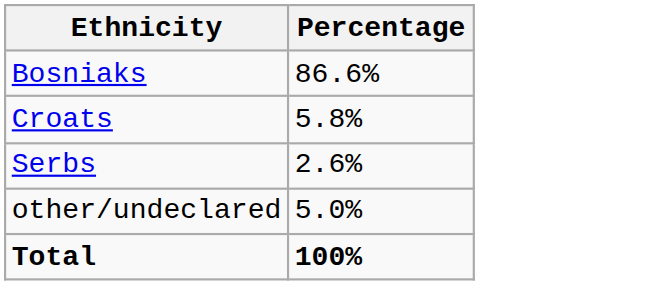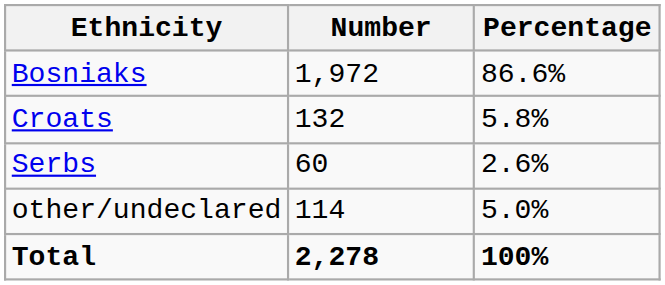+ column: (381, 28)
